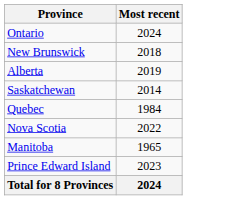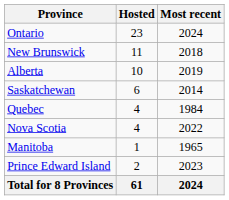+ column: (137, 14)
